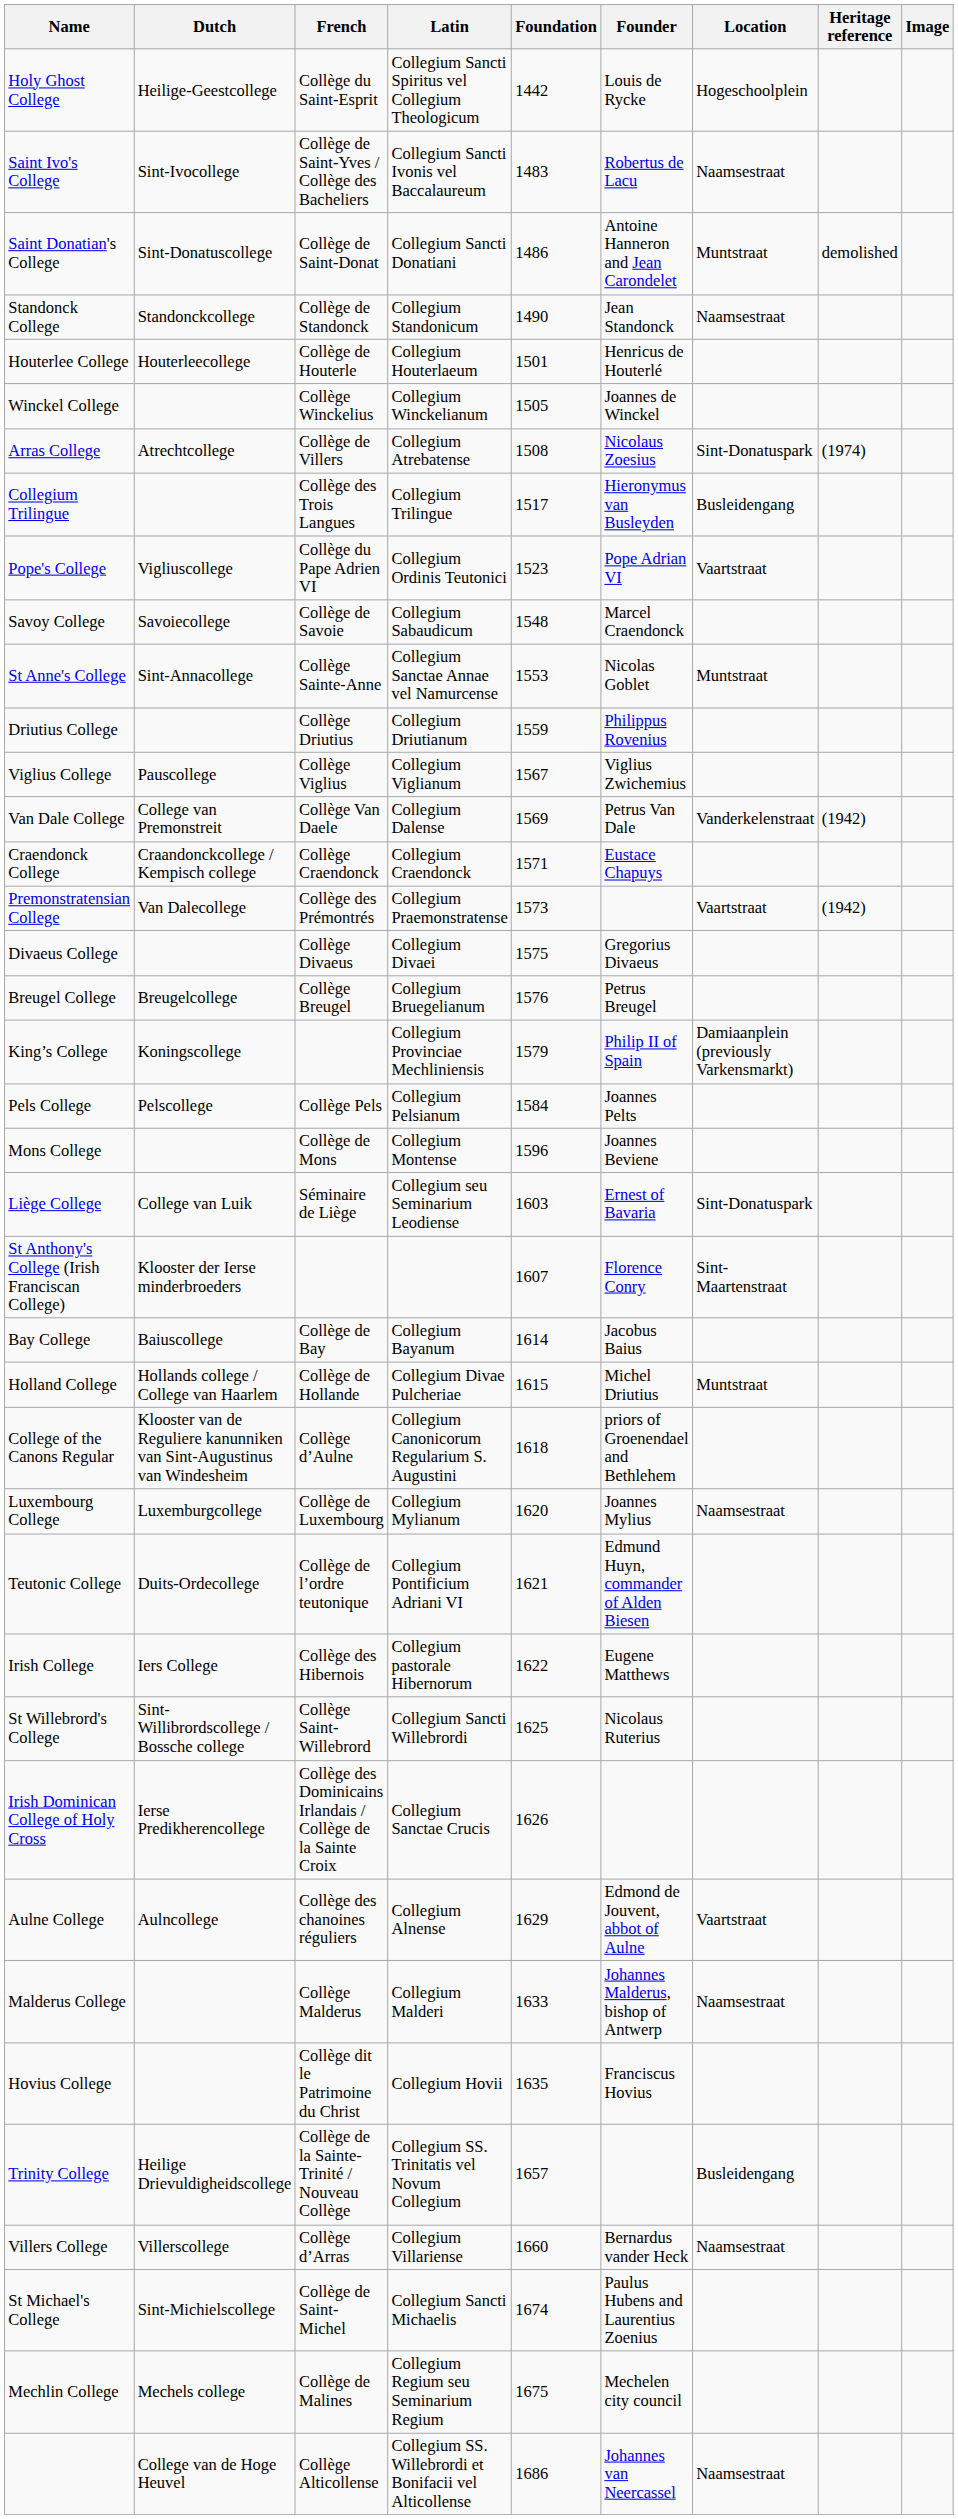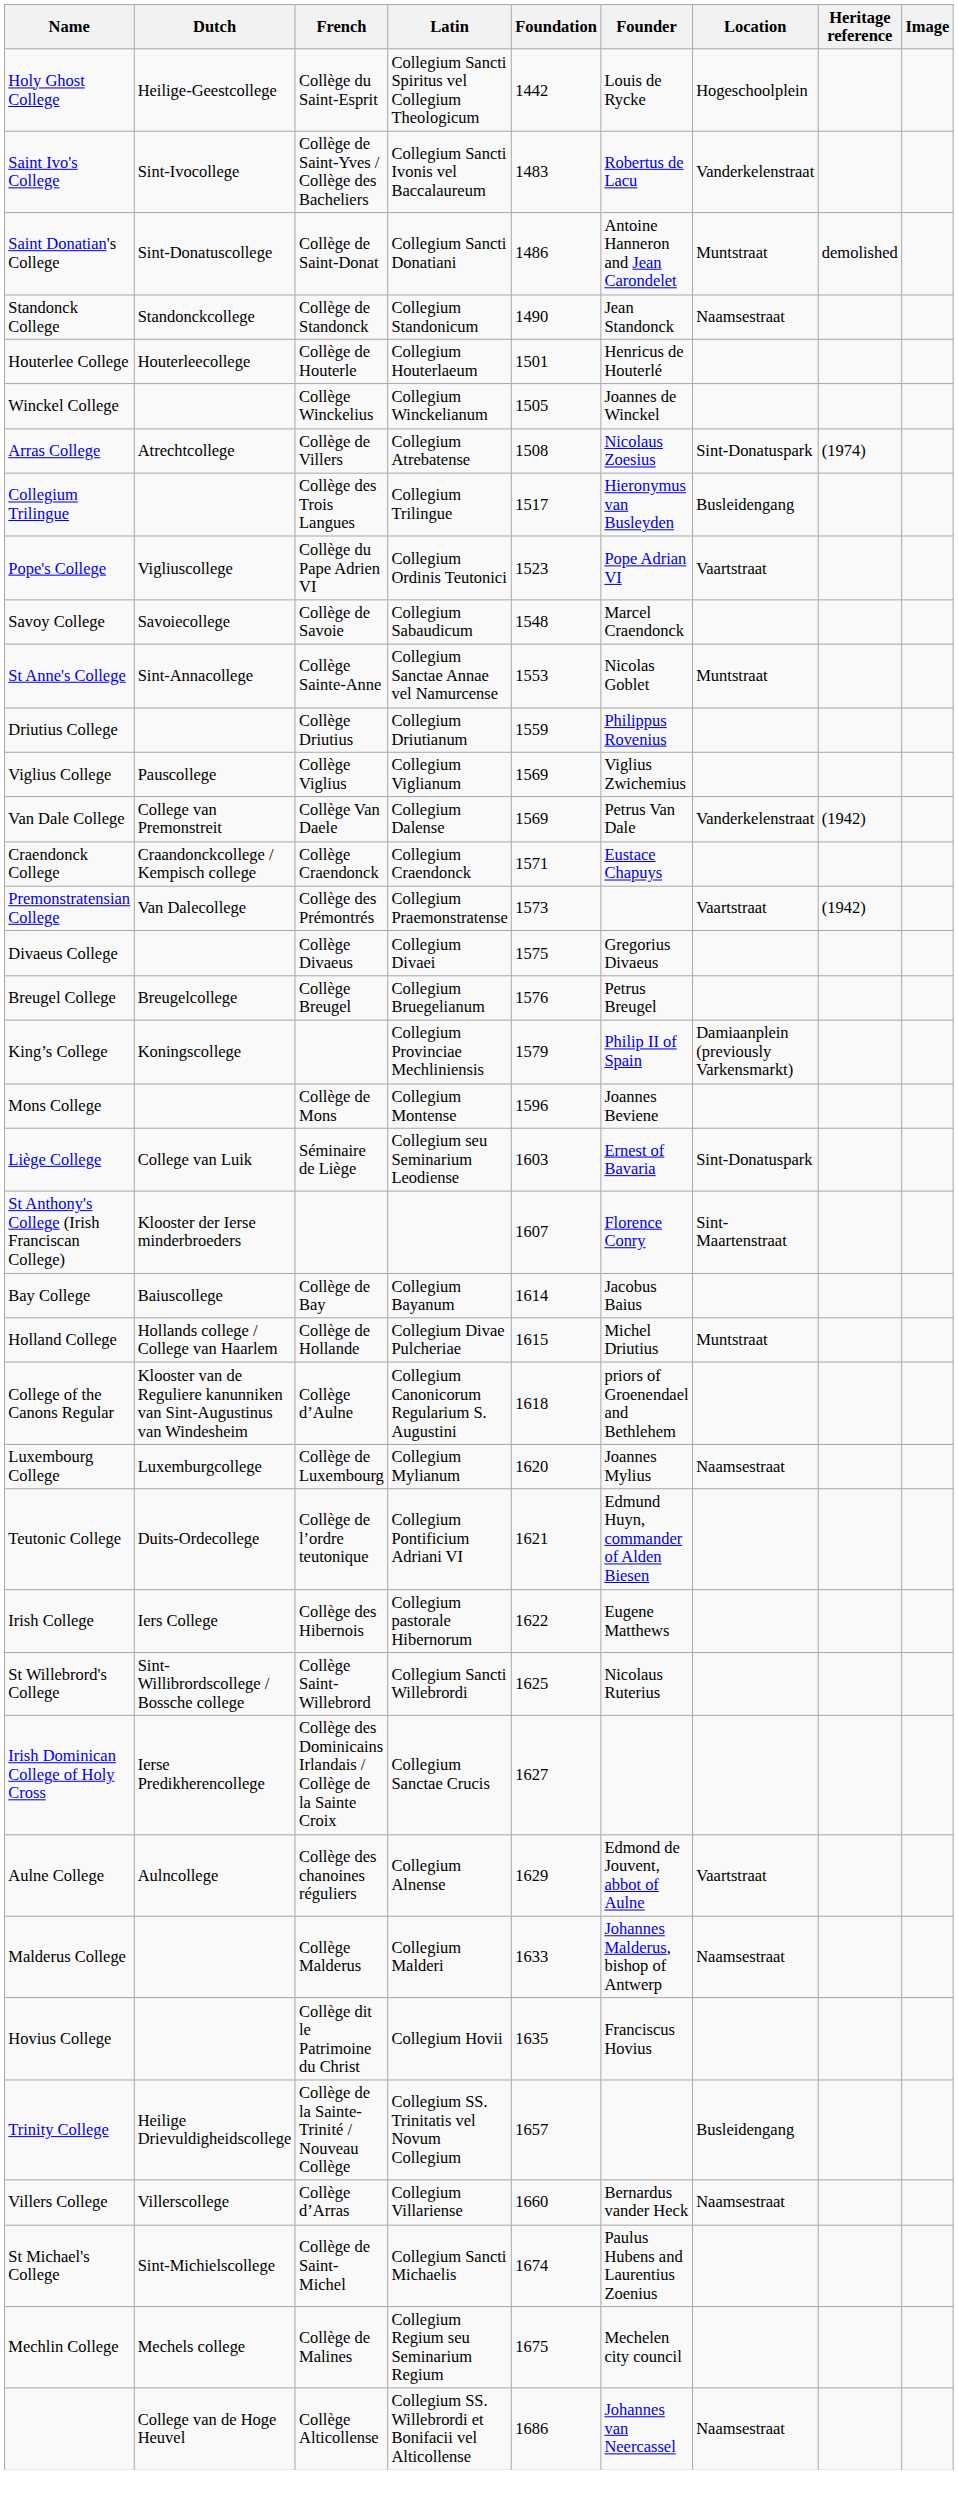(741, 171) Naamsestraat -> (755, 171) Vanderkelenstraat
(532, 774) 1567 -> (532, 774) 1569
- row: (50, 1105)
(532, 1819) 1626 -> (532, 1775) 1627
